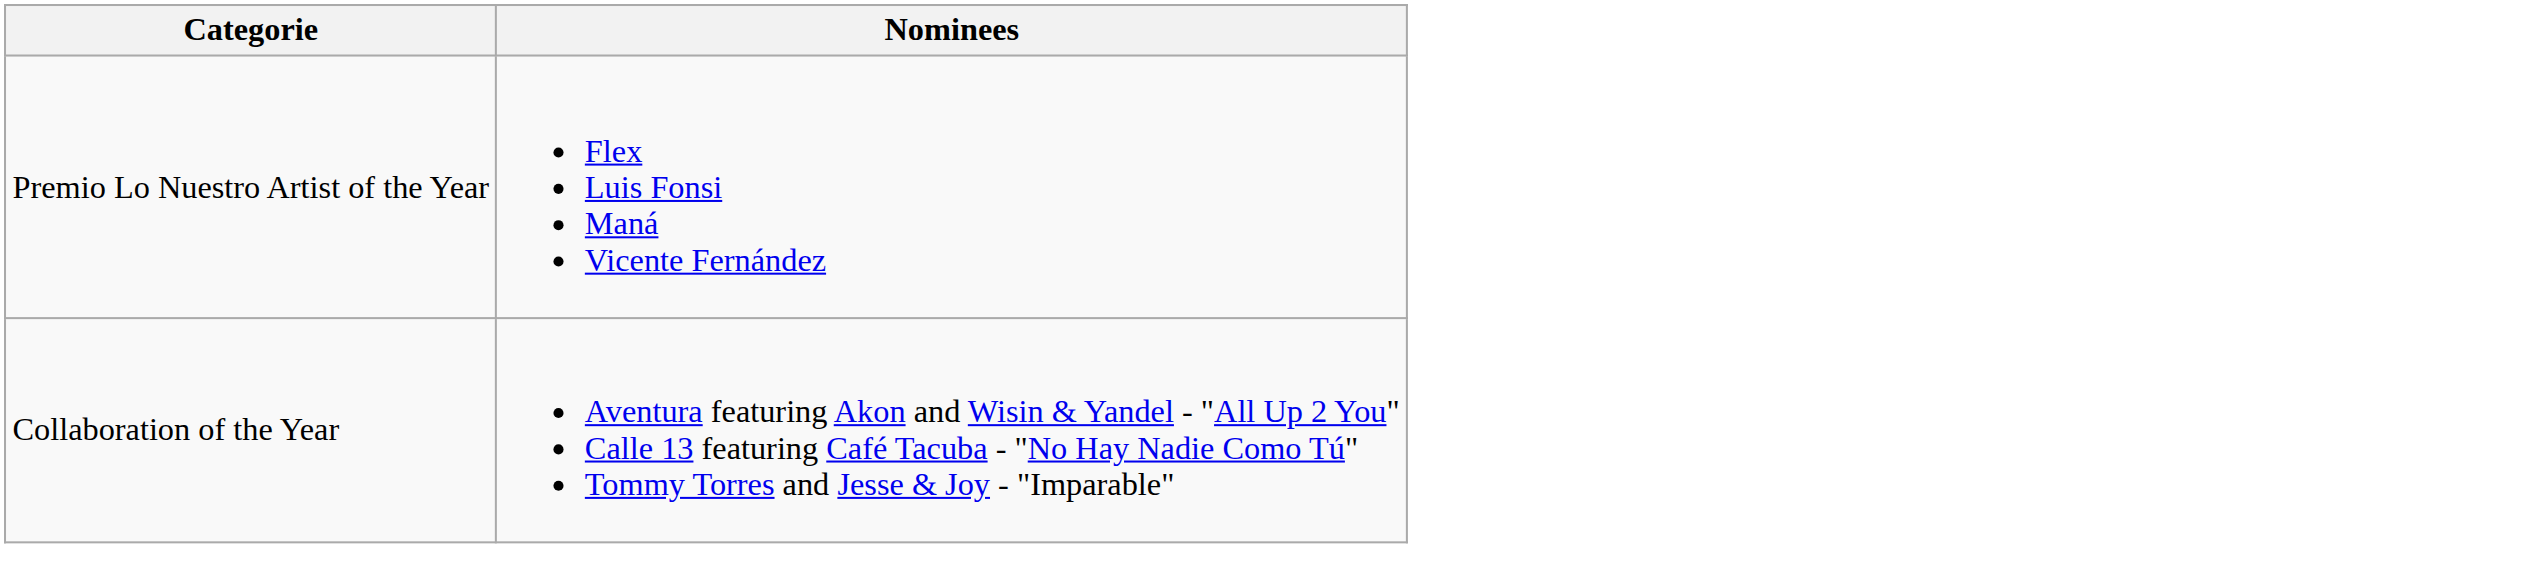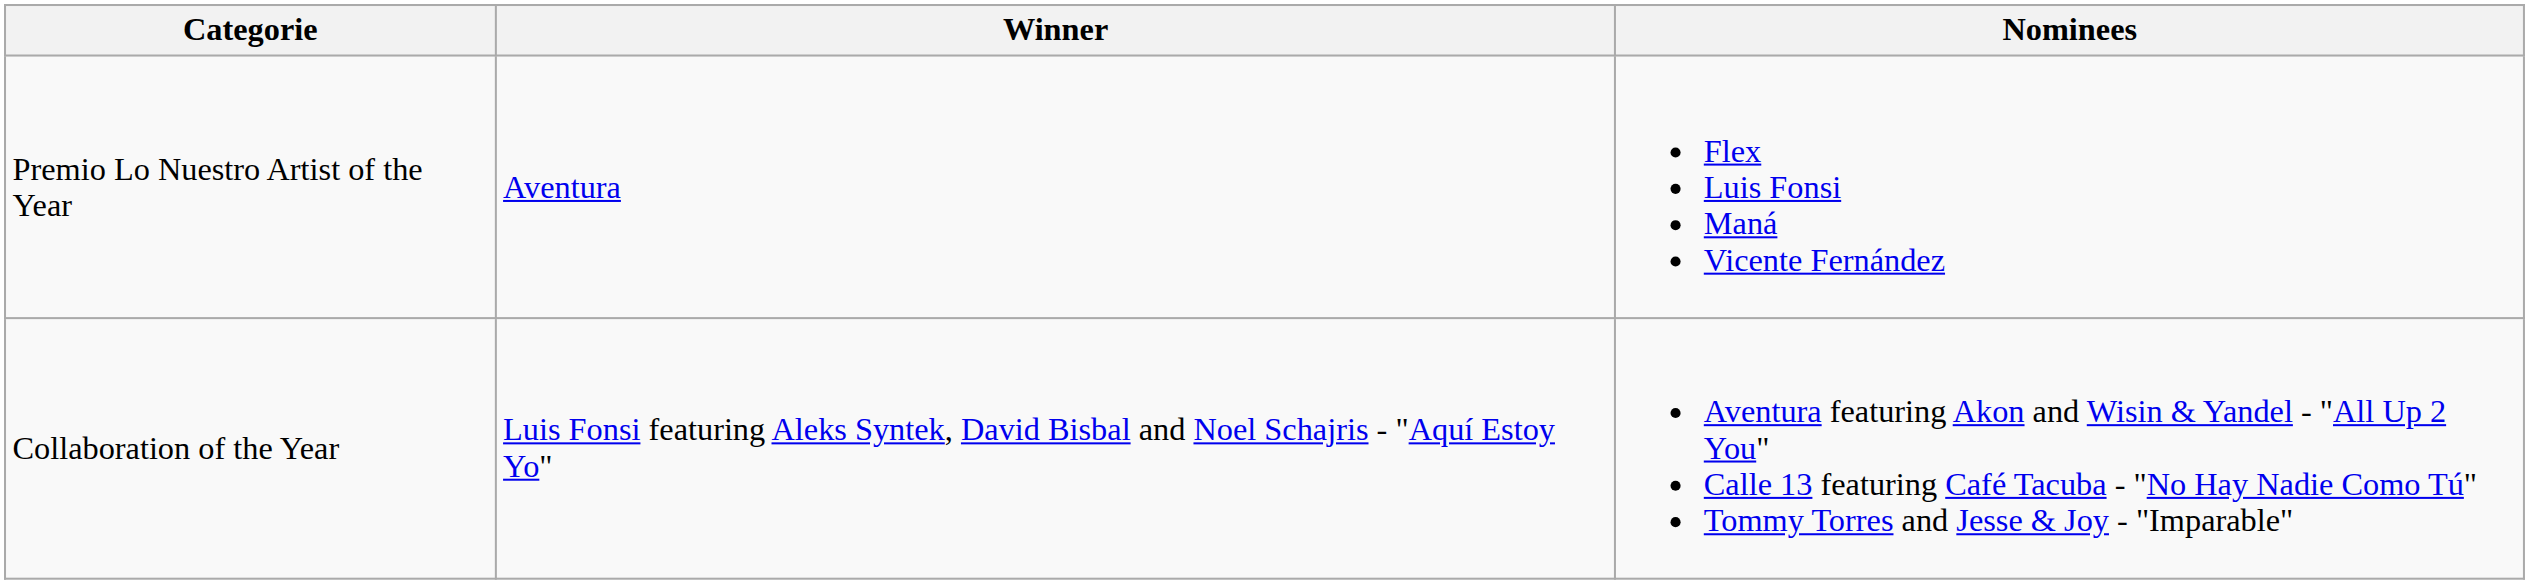+ column: (1056, 30)
